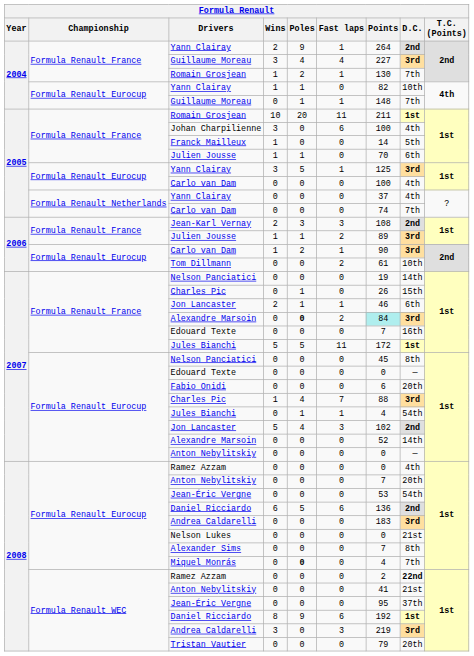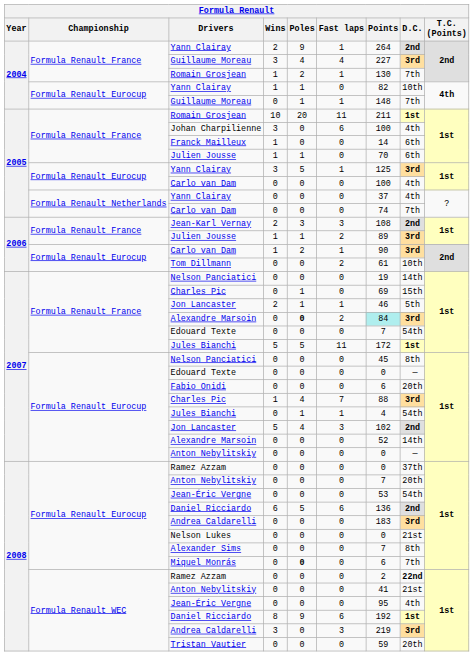(412, 143) 5th -> (412, 143) 6th
(383, 292) 26 -> (383, 292) 69
(412, 306) 6th -> (412, 306) 5th
(412, 333) 16th -> (412, 333) 54th
(412, 468) 4th -> (412, 468) 37th
(383, 563) 4 -> (383, 563) 6
(412, 604) 37th -> (412, 604) 4th
(383, 645) 79 -> (383, 645) 59
